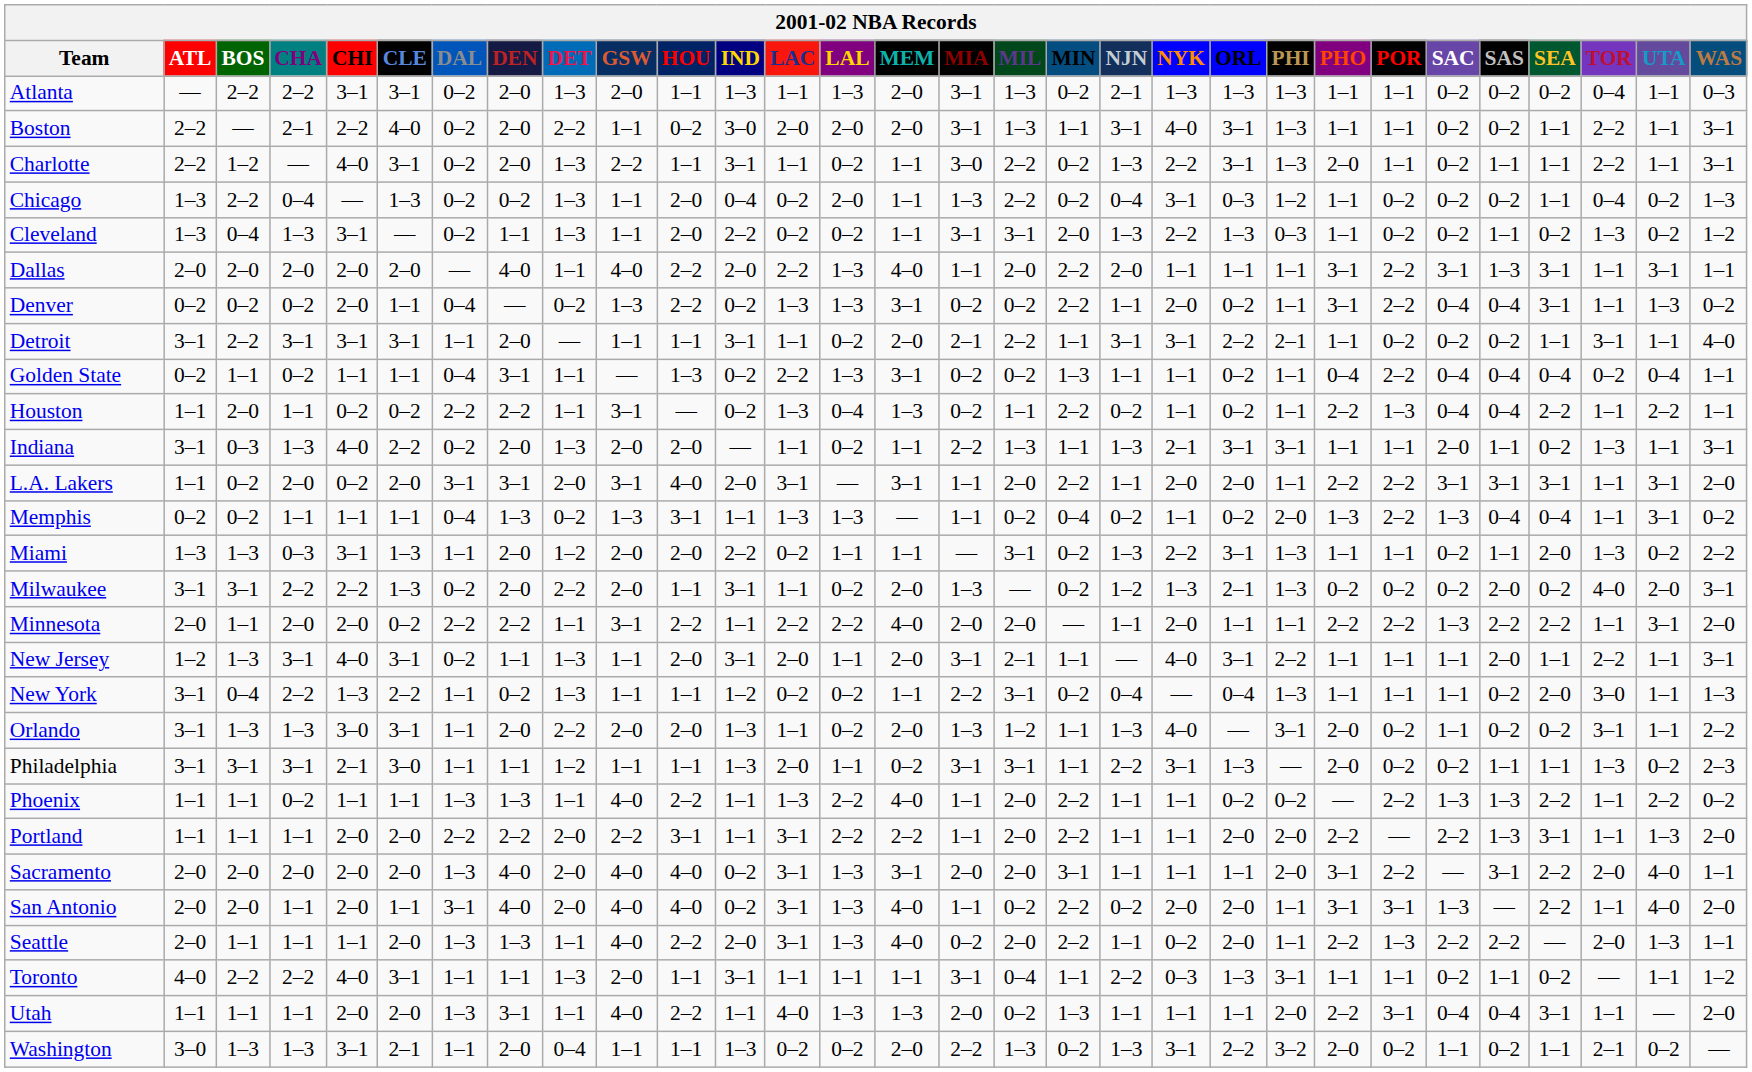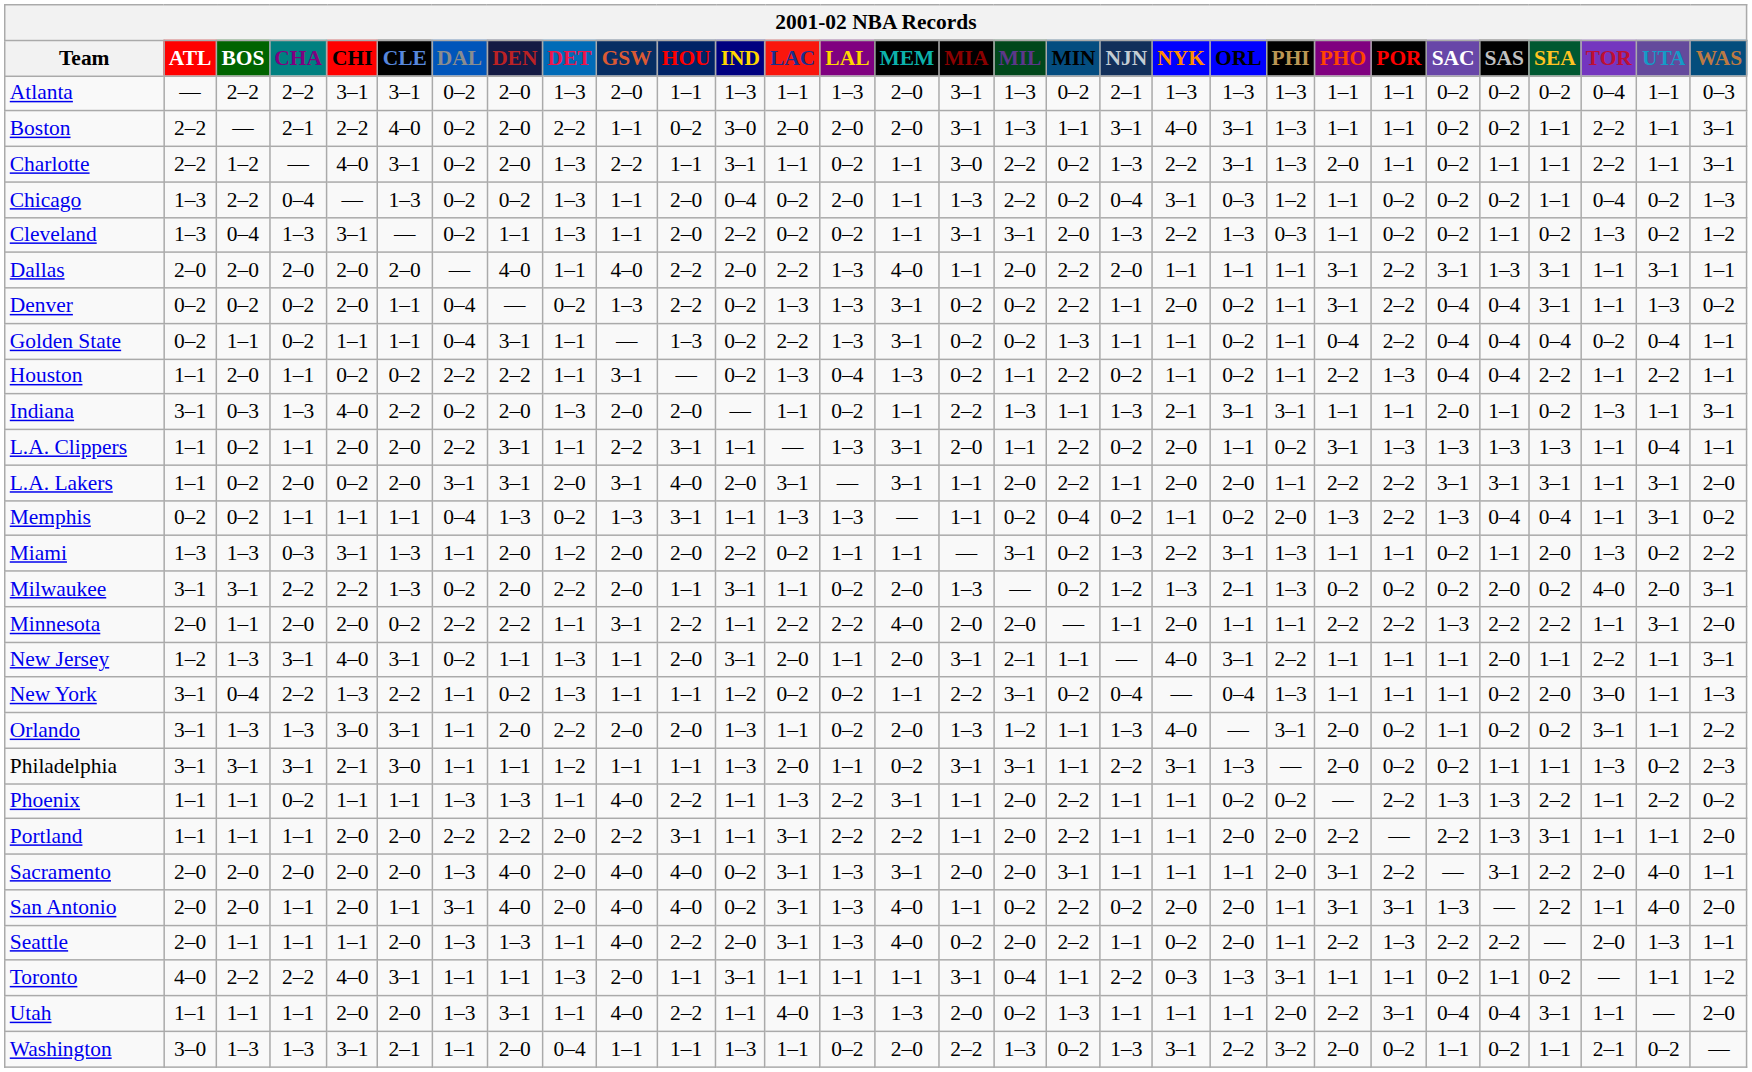- row: (40, 341)
+ row: (68, 447)
(907, 801) 4–0 -> (907, 801) 3–1
(1664, 836) 1–3 -> (1664, 836) 1–1
(793, 1048) 0–2 -> (793, 1048) 1–1
